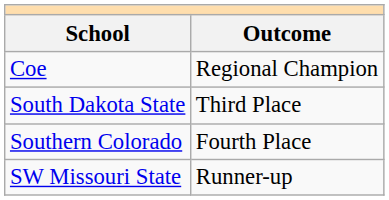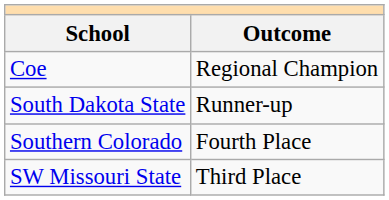(249, 105) Third Place -> (244, 105) Runner-up
(244, 177) Runner-up -> (249, 177) Third Place
